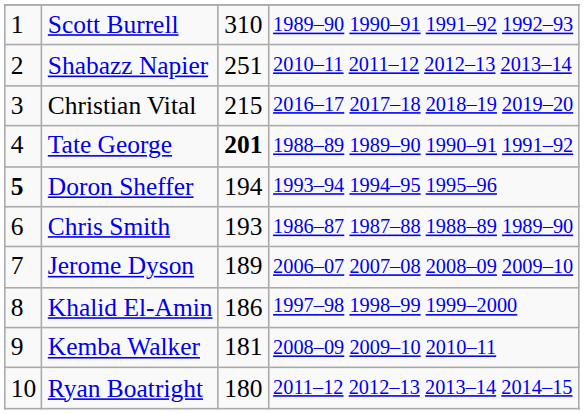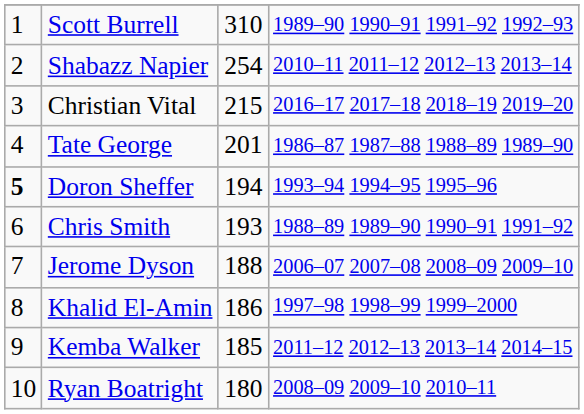(243, 65) 251 -> (243, 65) 254
(243, 145) bold -> (243, 145) normal
(423, 145) 1988–89 1989–90 1990–91 1991–92 -> (423, 145) 1986–87 1987–88 1988–89 1989–90
(423, 226) 1986–87 1987–88 1988–89 1989–90 -> (423, 226) 1988–89 1989–90 1990–91 1991–92
(243, 266) 189 -> (243, 266) 188
(243, 347) 181 -> (243, 347) 185
(385, 347) 2008–09 2009–10 2010–11 -> (423, 347) 2011–12 2012–13 2013–14 2014–15
(423, 387) 2011–12 2012–13 2013–14 2014–15 -> (385, 387) 2008–09 2009–10 2010–11
